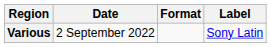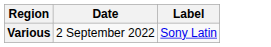- column: (181, 14)
